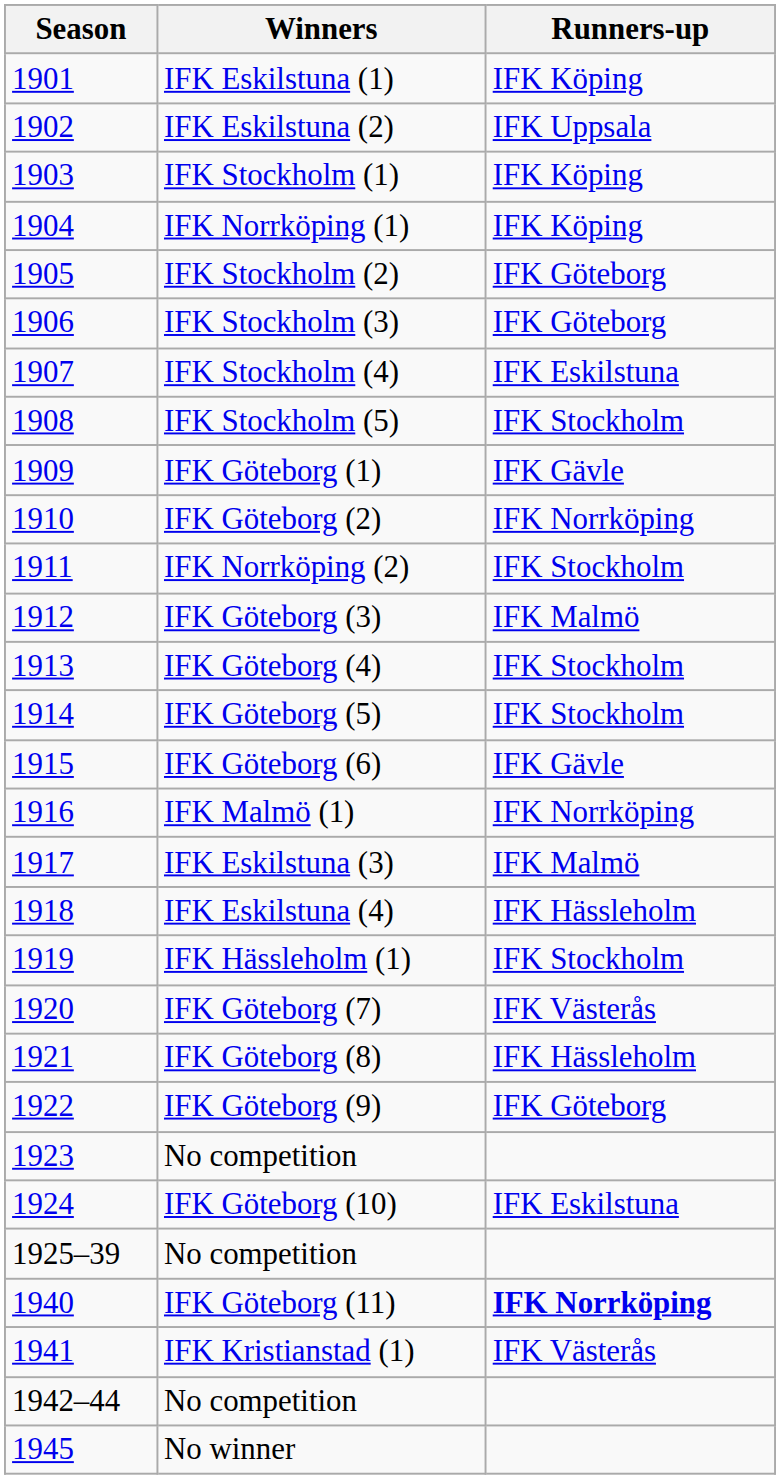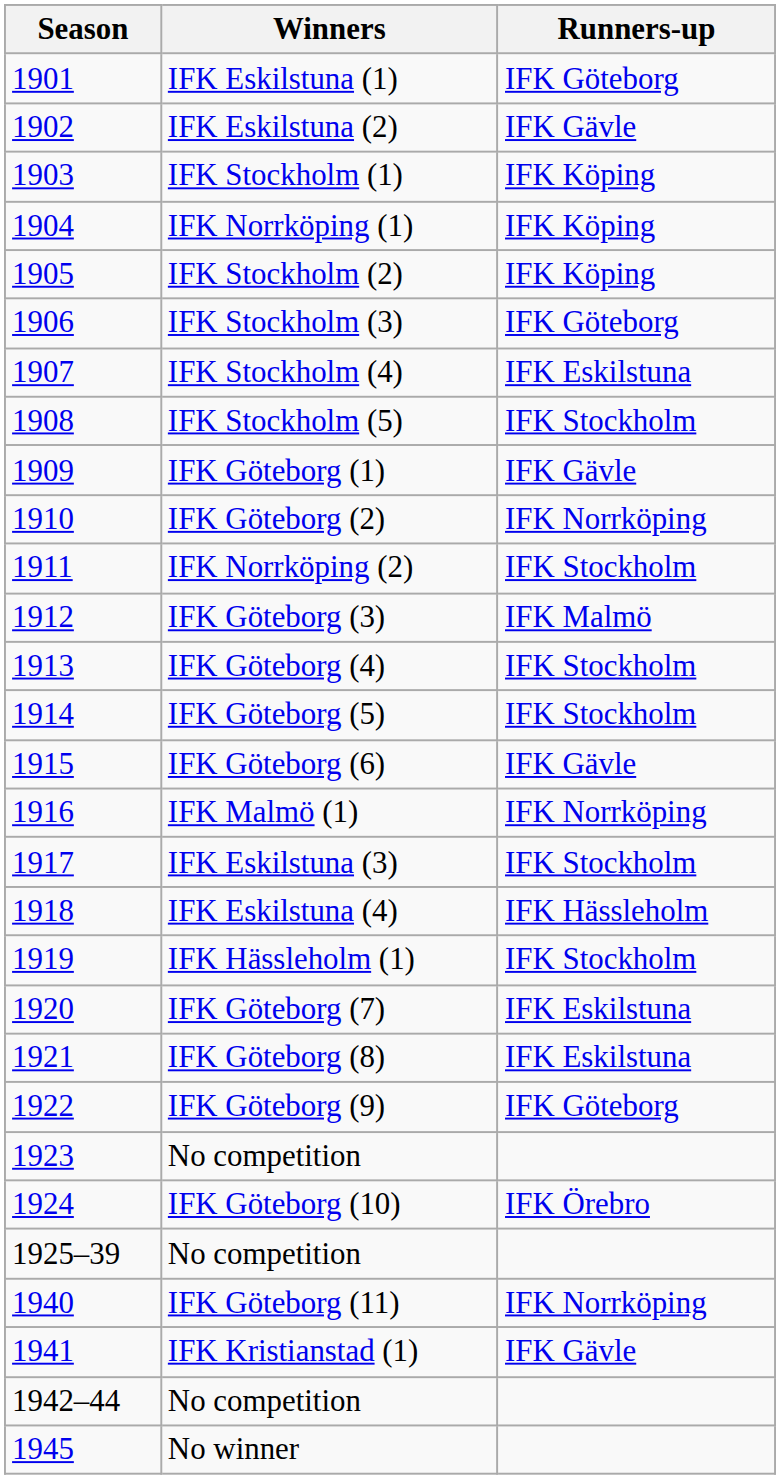(568, 77) IFK Köping -> (592, 77) IFK Göteborg
(572, 126) IFK Uppsala -> (571, 126) IFK Gävle
(579, 273) IFK Göteborg -> (580, 273) IFK Köping
(566, 861) IFK Malmö -> (601, 861) IFK Stockholm
(574, 1008) IFK Västerås -> (598, 1008) IFK Eskilstuna
(594, 1057) IFK Hässleholm -> (598, 1057) IFK Eskilstuna
(586, 1204) IFK Eskilstuna -> (577, 1204) IFK Örebro
(602, 1302) bold -> (606, 1302) normal
(574, 1351) IFK Västerås -> (571, 1351) IFK Gävle
